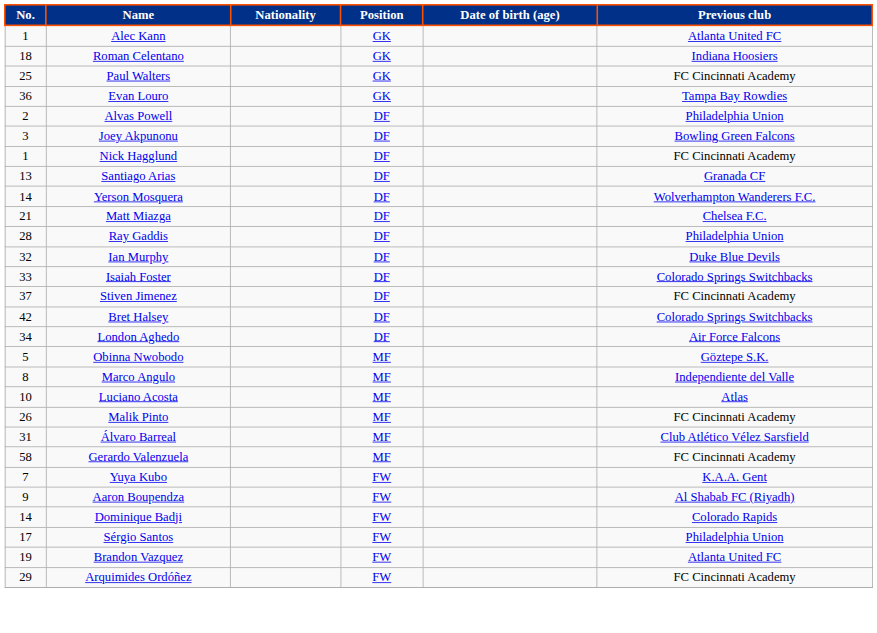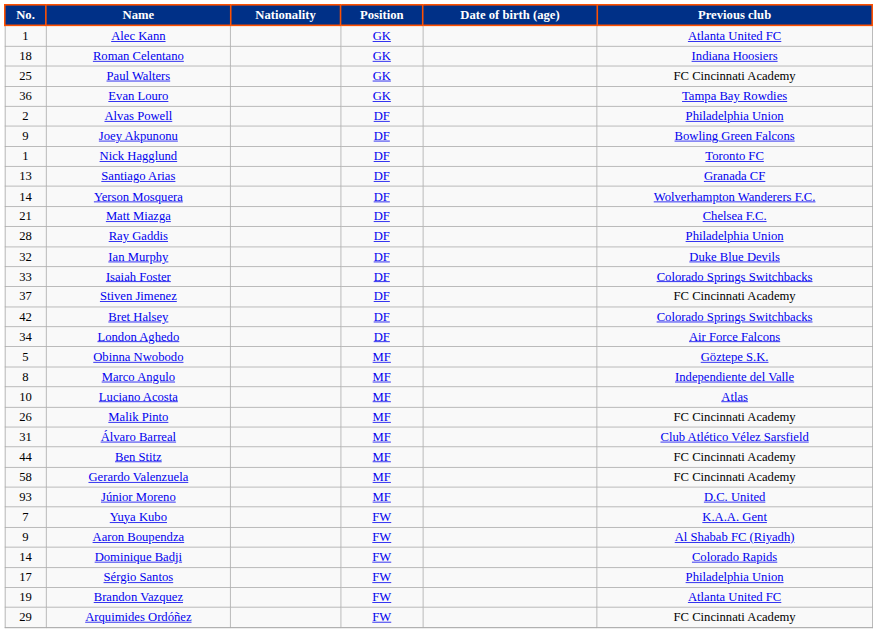(26, 136) 3 -> (26, 136) 9
(735, 156) FC Cincinnati Academy -> (735, 156) Toronto FC
+ row: (138, 457)
+ row: (138, 497)
